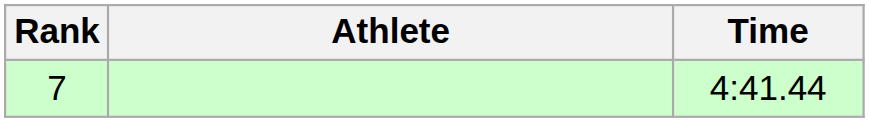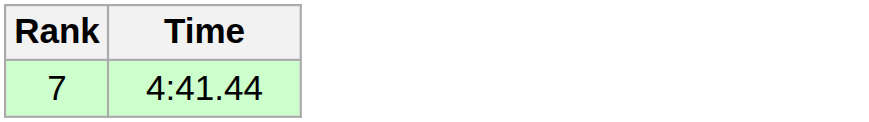- column: (391, 32)
